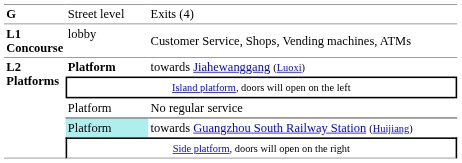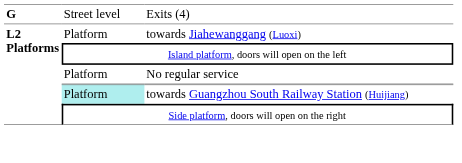- row: (281, 40)
(92, 67) bold -> (86, 33) normal
